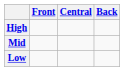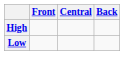- row: (17, 43)
